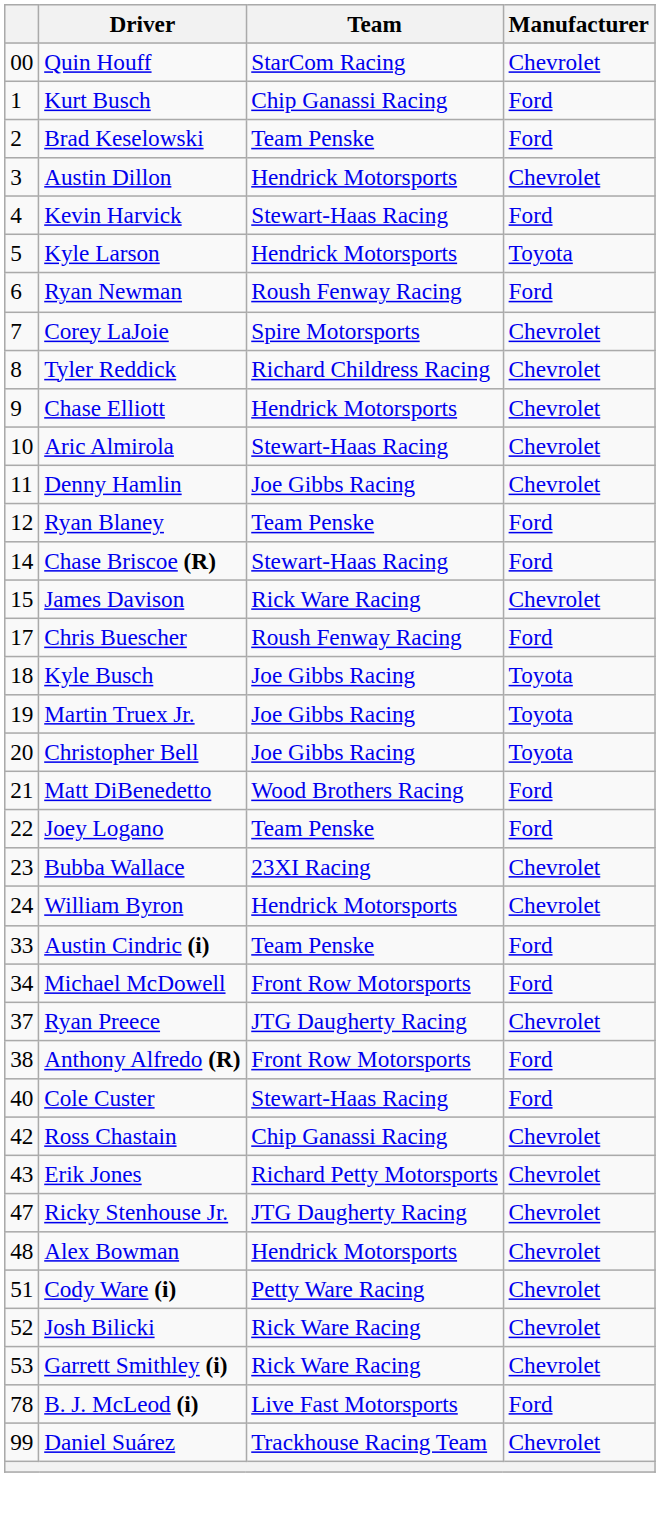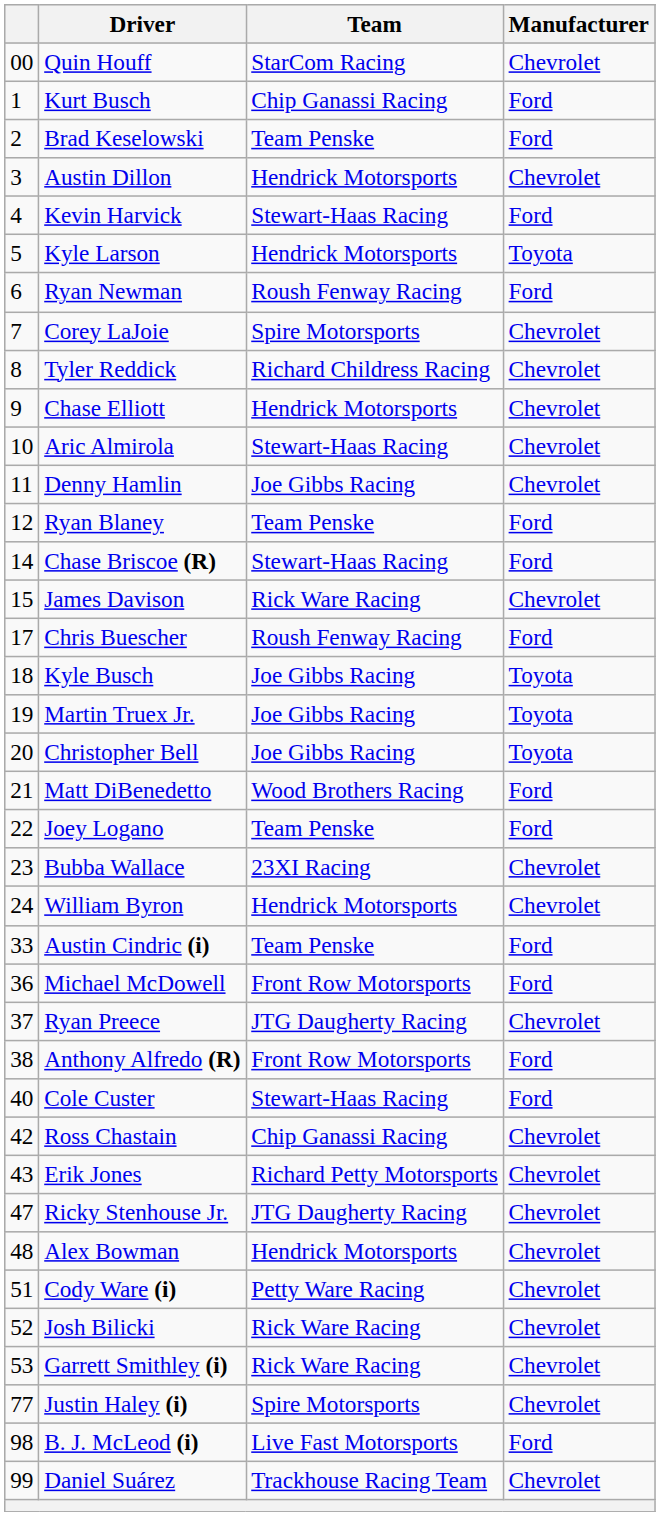(22, 982) 34 -> (22, 982) 36
+ row: (116, 1404)
(22, 1404) 78 -> (22, 1442) 98
